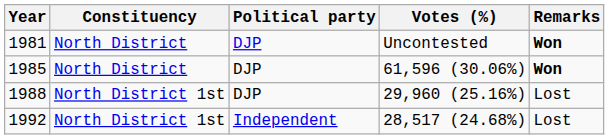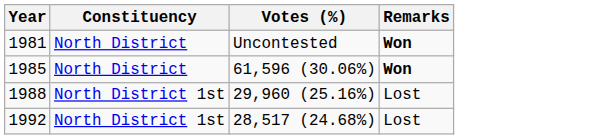- column: (304, 18)
